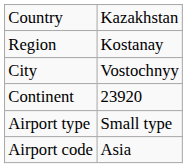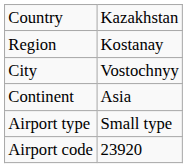(121, 96) 23920 -> (116, 96) Asia
(116, 149) Asia -> (121, 149) 23920
